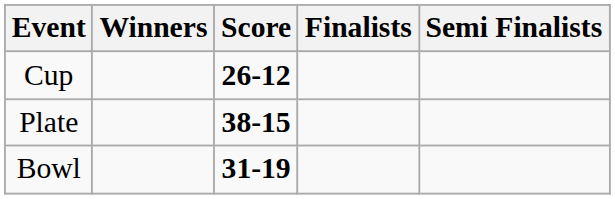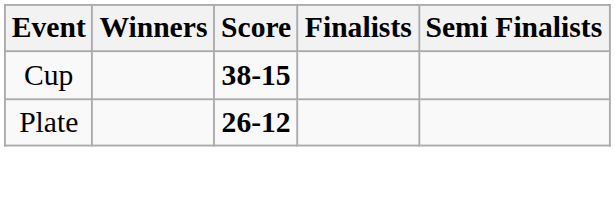(256, 74) 26-12 -> (256, 74) 38-15
(256, 121) 38-15 -> (256, 121) 26-12
- row: (49, 168)
